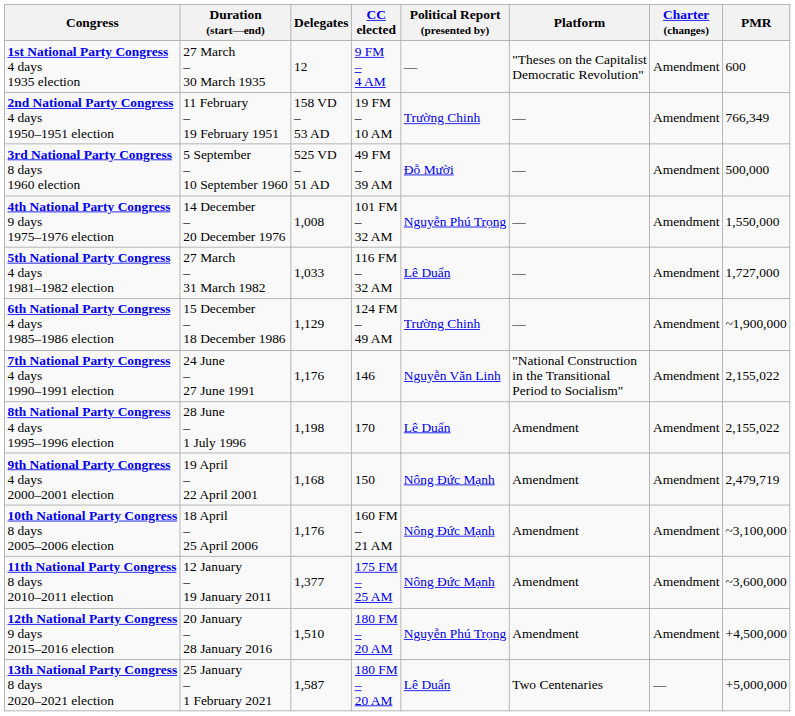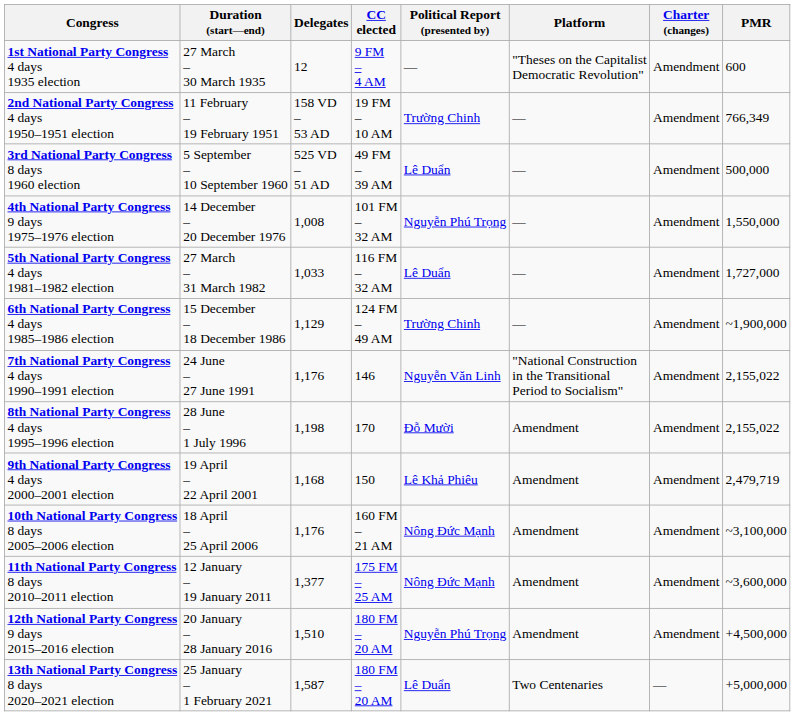(429, 169) Đỗ Mười -> (427, 169) Lê Duẩn
(427, 427) Lê Duẩn -> (429, 427) Đỗ Mười
(449, 479) Nông Đức Mạnh -> (441, 479) Lê Khả Phiêu
